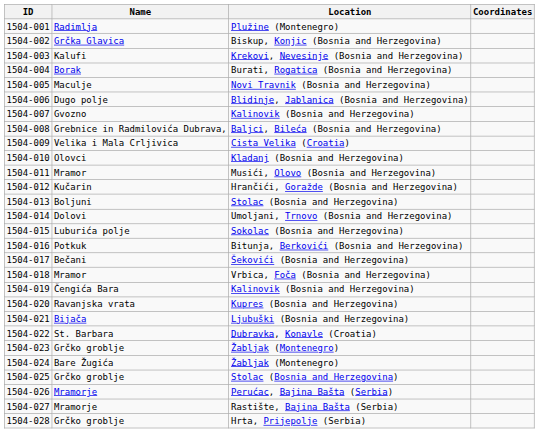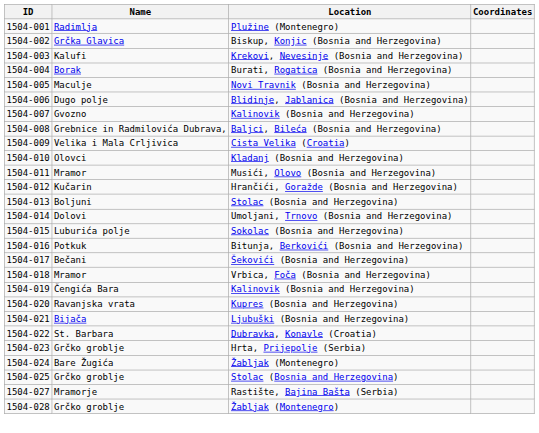(285, 348) Žabljak (Montenegro) -> (299, 348) Hrta, Prijepolje (Serbia)
- row: (28, 392)
(299, 421) Hrta, Prijepolje (Serbia) -> (285, 406) Žabljak (Montenegro)
